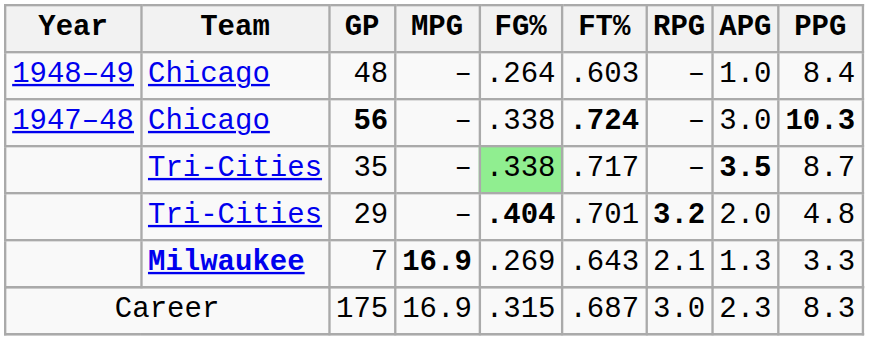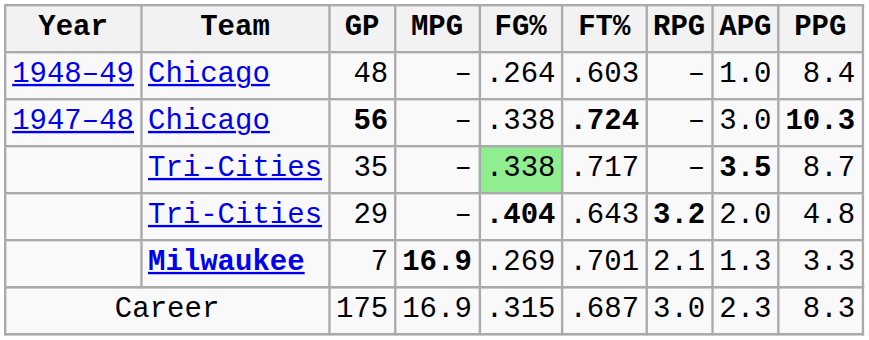(604, 216) .701 -> (604, 216) .643
(604, 263) .643 -> (604, 263) .701
